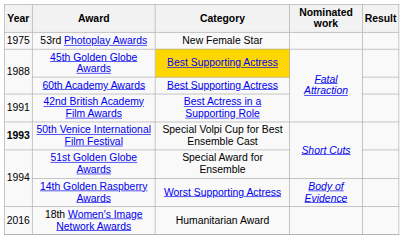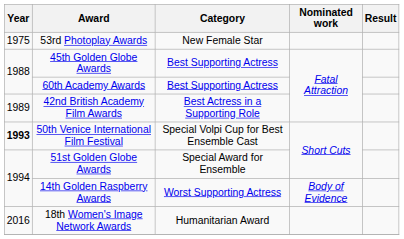(223, 63) gold background -> (223, 63) no background
(18, 107) 1991 -> (18, 107) 1989
